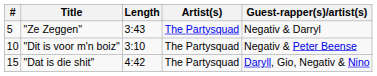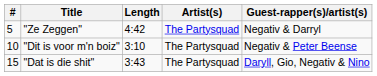(135, 29) 3:43 -> (135, 29) 4:42
(135, 63) 4:42 -> (135, 63) 3:43
